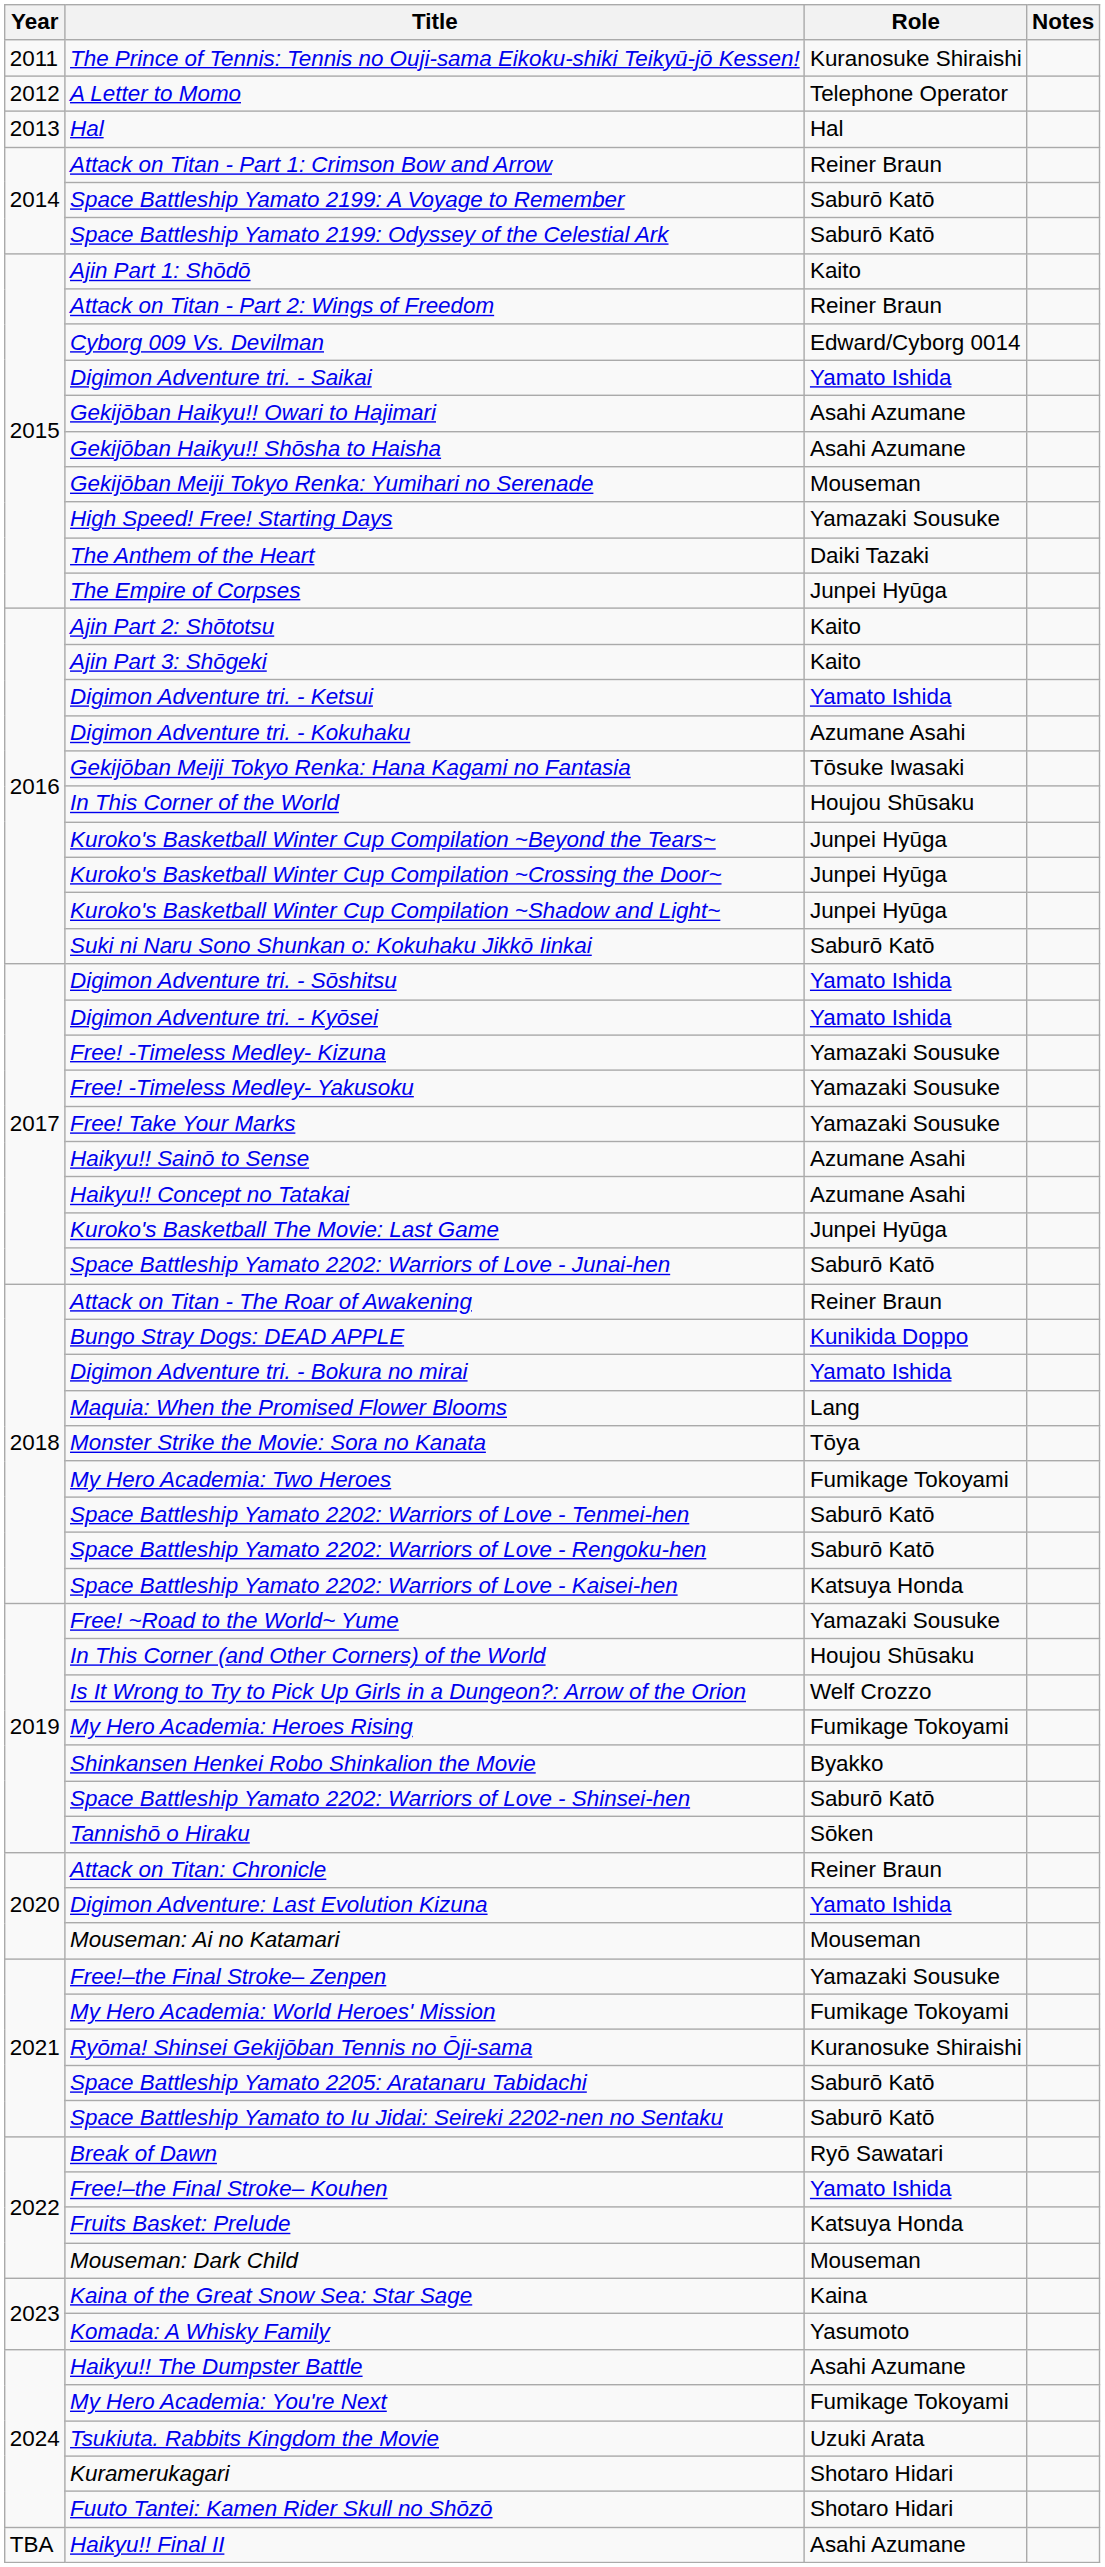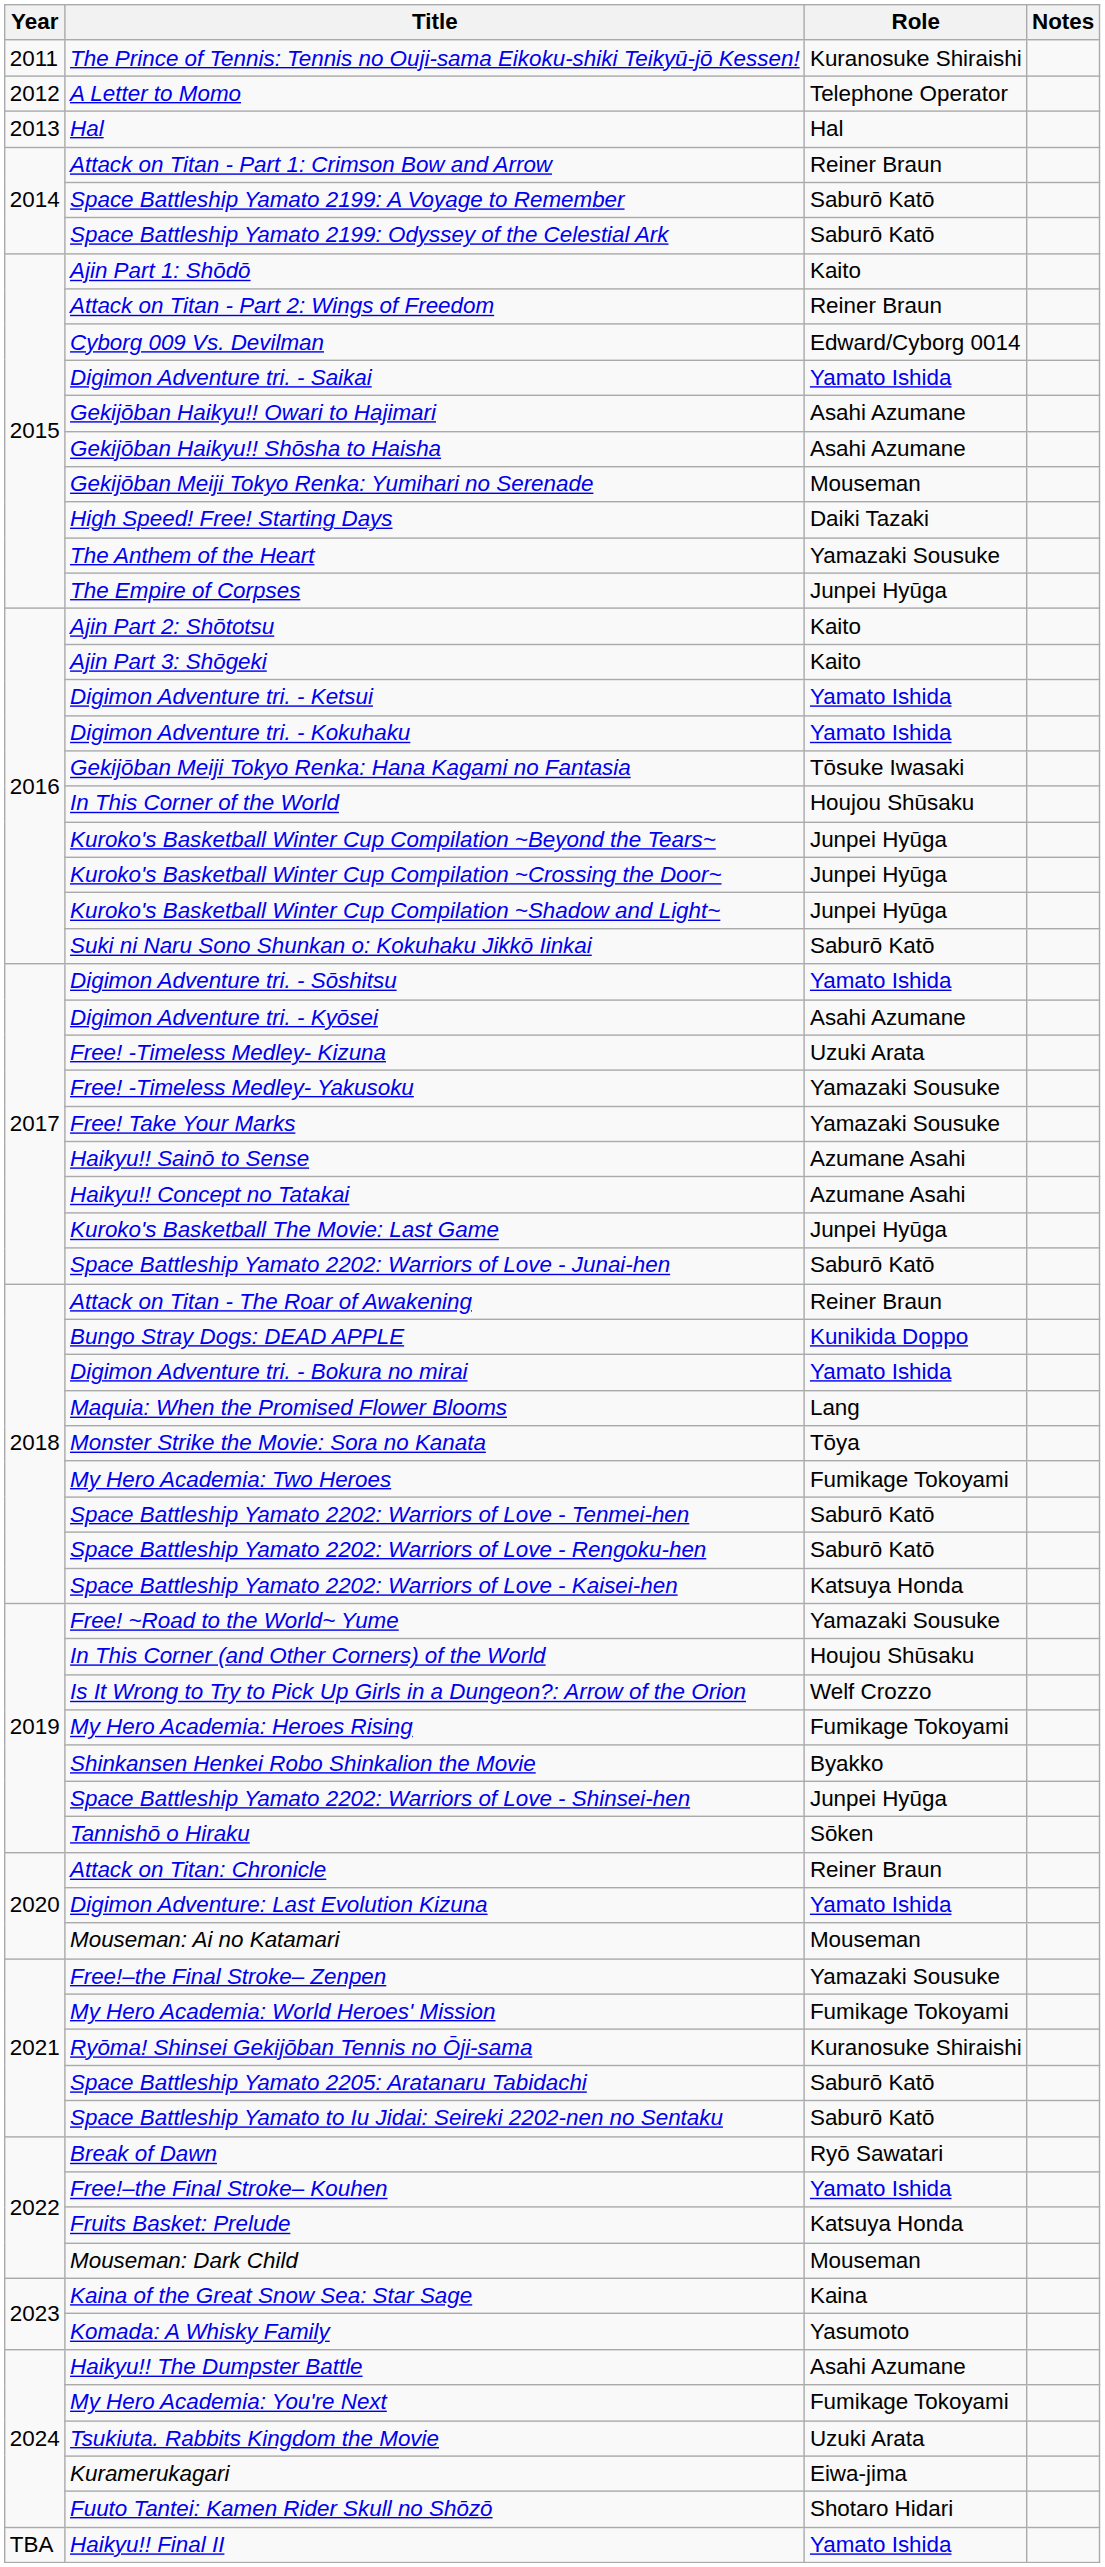(905, 519) Yamazaki Sousuke -> (869, 519) Daiki Tazaki
(869, 555) Daiki Tazaki -> (905, 555) Yamazaki Sousuke
(888, 732) Azumane Asahi -> (881, 732) Yamato Ishida
(881, 1016) Yamato Ishida -> (888, 1016) Asahi Azumane
(905, 1052) Yamazaki Sousuke -> (867, 1052) Uzuki Arata
(872, 1798) Saburō Katō -> (878, 1798) Junpei Hyūga
(882, 2473) Shotaro Hidari -> (858, 2473) Eiwa-jima
(888, 2544) Asahi Azumane -> (881, 2544) Yamato Ishida
